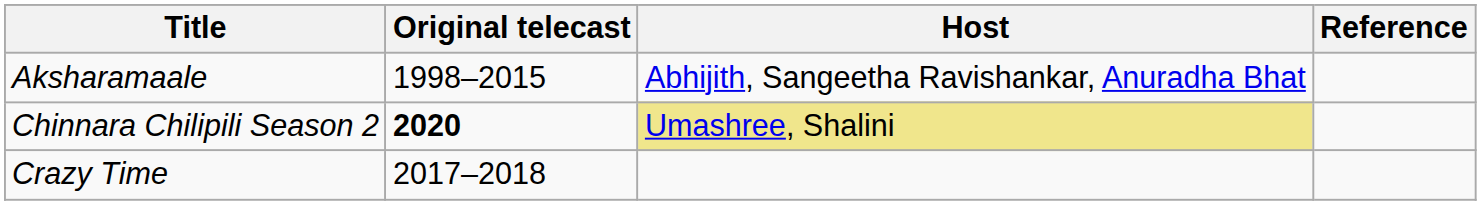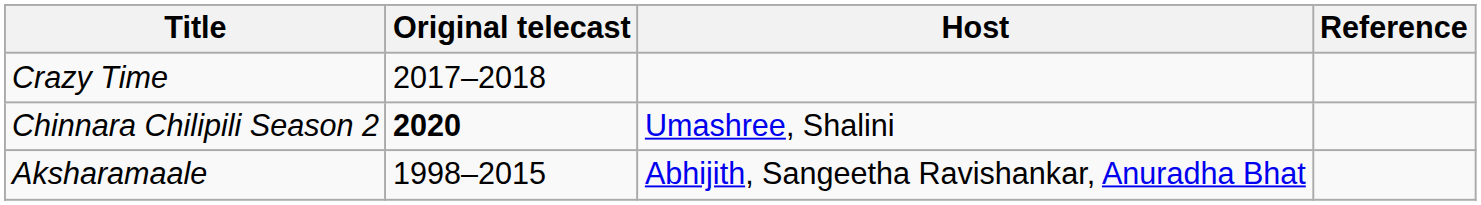rows swapped: (110, 77) <-> (90, 174)
(770, 125) khaki background -> (770, 125) no background
